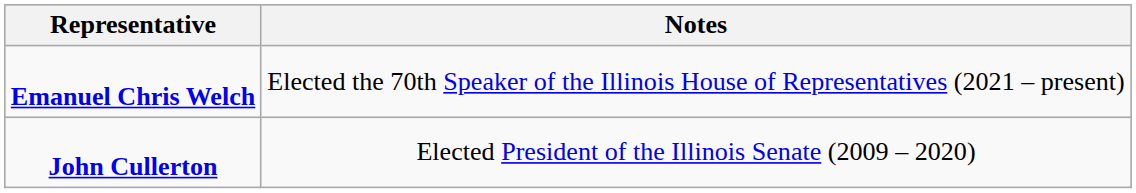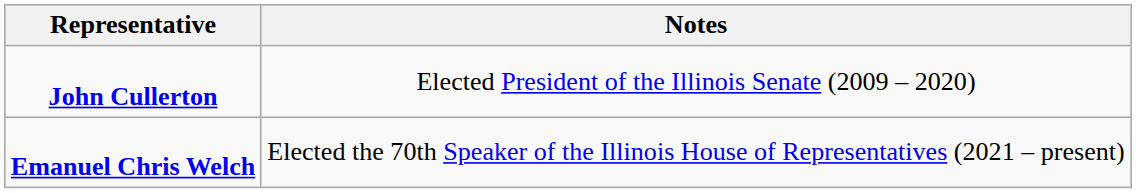rows swapped: (133, 166) <-> (133, 95)
